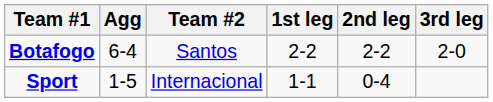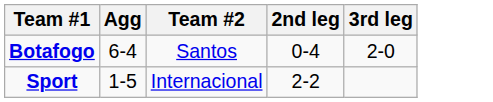- column: (302, 19)
(376, 50) 2-2 -> (306, 50) 0-4
(376, 81) 0-4 -> (306, 81) 2-2
